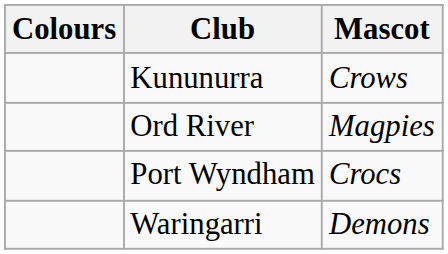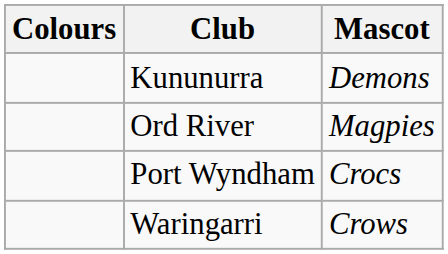(369, 77) Crows -> (379, 77) Demons
(379, 223) Demons -> (369, 223) Crows
